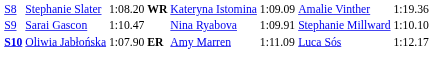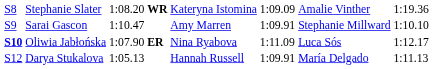(204, 25) Nina Ryabova -> (201, 25) Amy Marren
(201, 42) Amy Marren -> (204, 42) Nina Ryabova
+ row: (64, 58)
